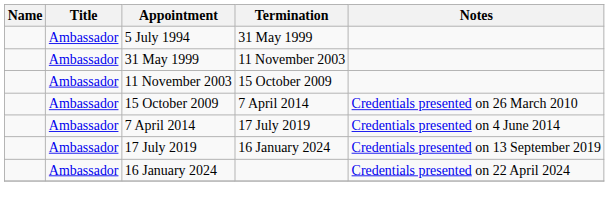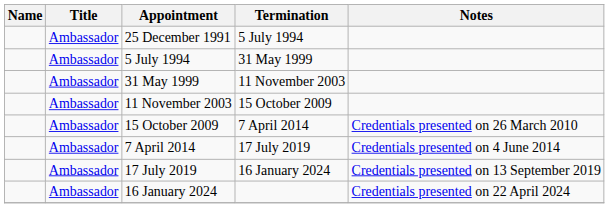+ row: (178, 37)
